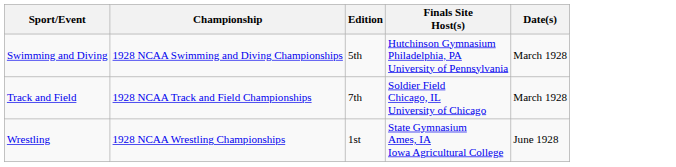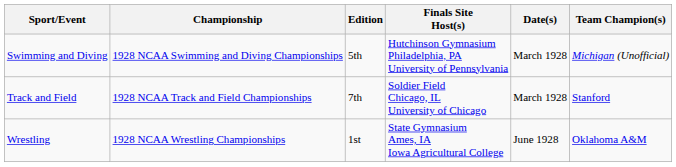+ column: (621, 19)
